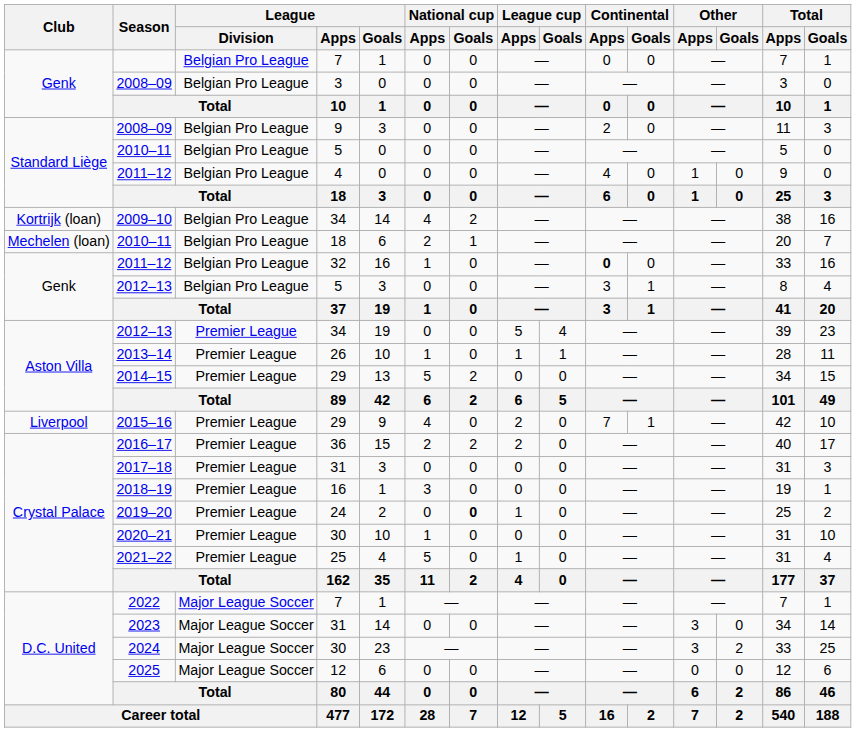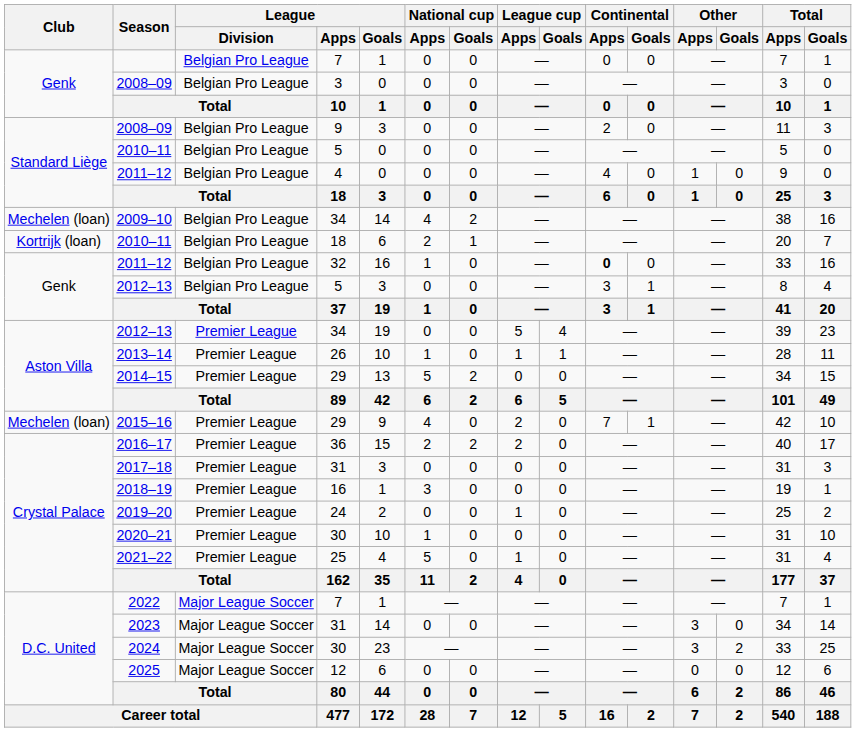(59, 219) Kortrijk (loan) -> (59, 219) Mechelen (loan)
(59, 241) Mechelen (loan) -> (59, 241) Kortrijk (loan)
(59, 422) Liverpool -> (59, 422) Mechelen (loan)
(473, 512) bold -> (473, 512) normal
